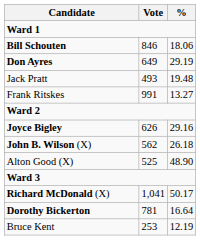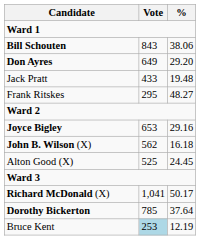(149, 45) 846 -> (149, 45) 843
(181, 45) 18.06 -> (181, 45) 38.06
(181, 62) 29.19 -> (181, 62) 29.20
(149, 78) 493 -> (149, 78) 433
(149, 95) 991 -> (149, 95) 295
(181, 95) 13.27 -> (181, 95) 48.27
(149, 128) 626 -> (149, 128) 653
(181, 144) 26.18 -> (181, 144) 16.18
(181, 161) 48.90 -> (181, 161) 24.45
(149, 210) 781 -> (149, 210) 785
(181, 210) 16.64 -> (181, 210) 37.64
(149, 227) no background -> (149, 227) lightblue background
